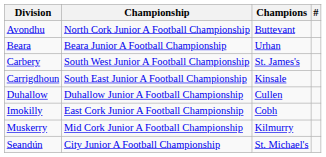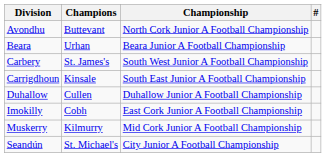columns swapped: (157, 12) <-> (282, 12)
